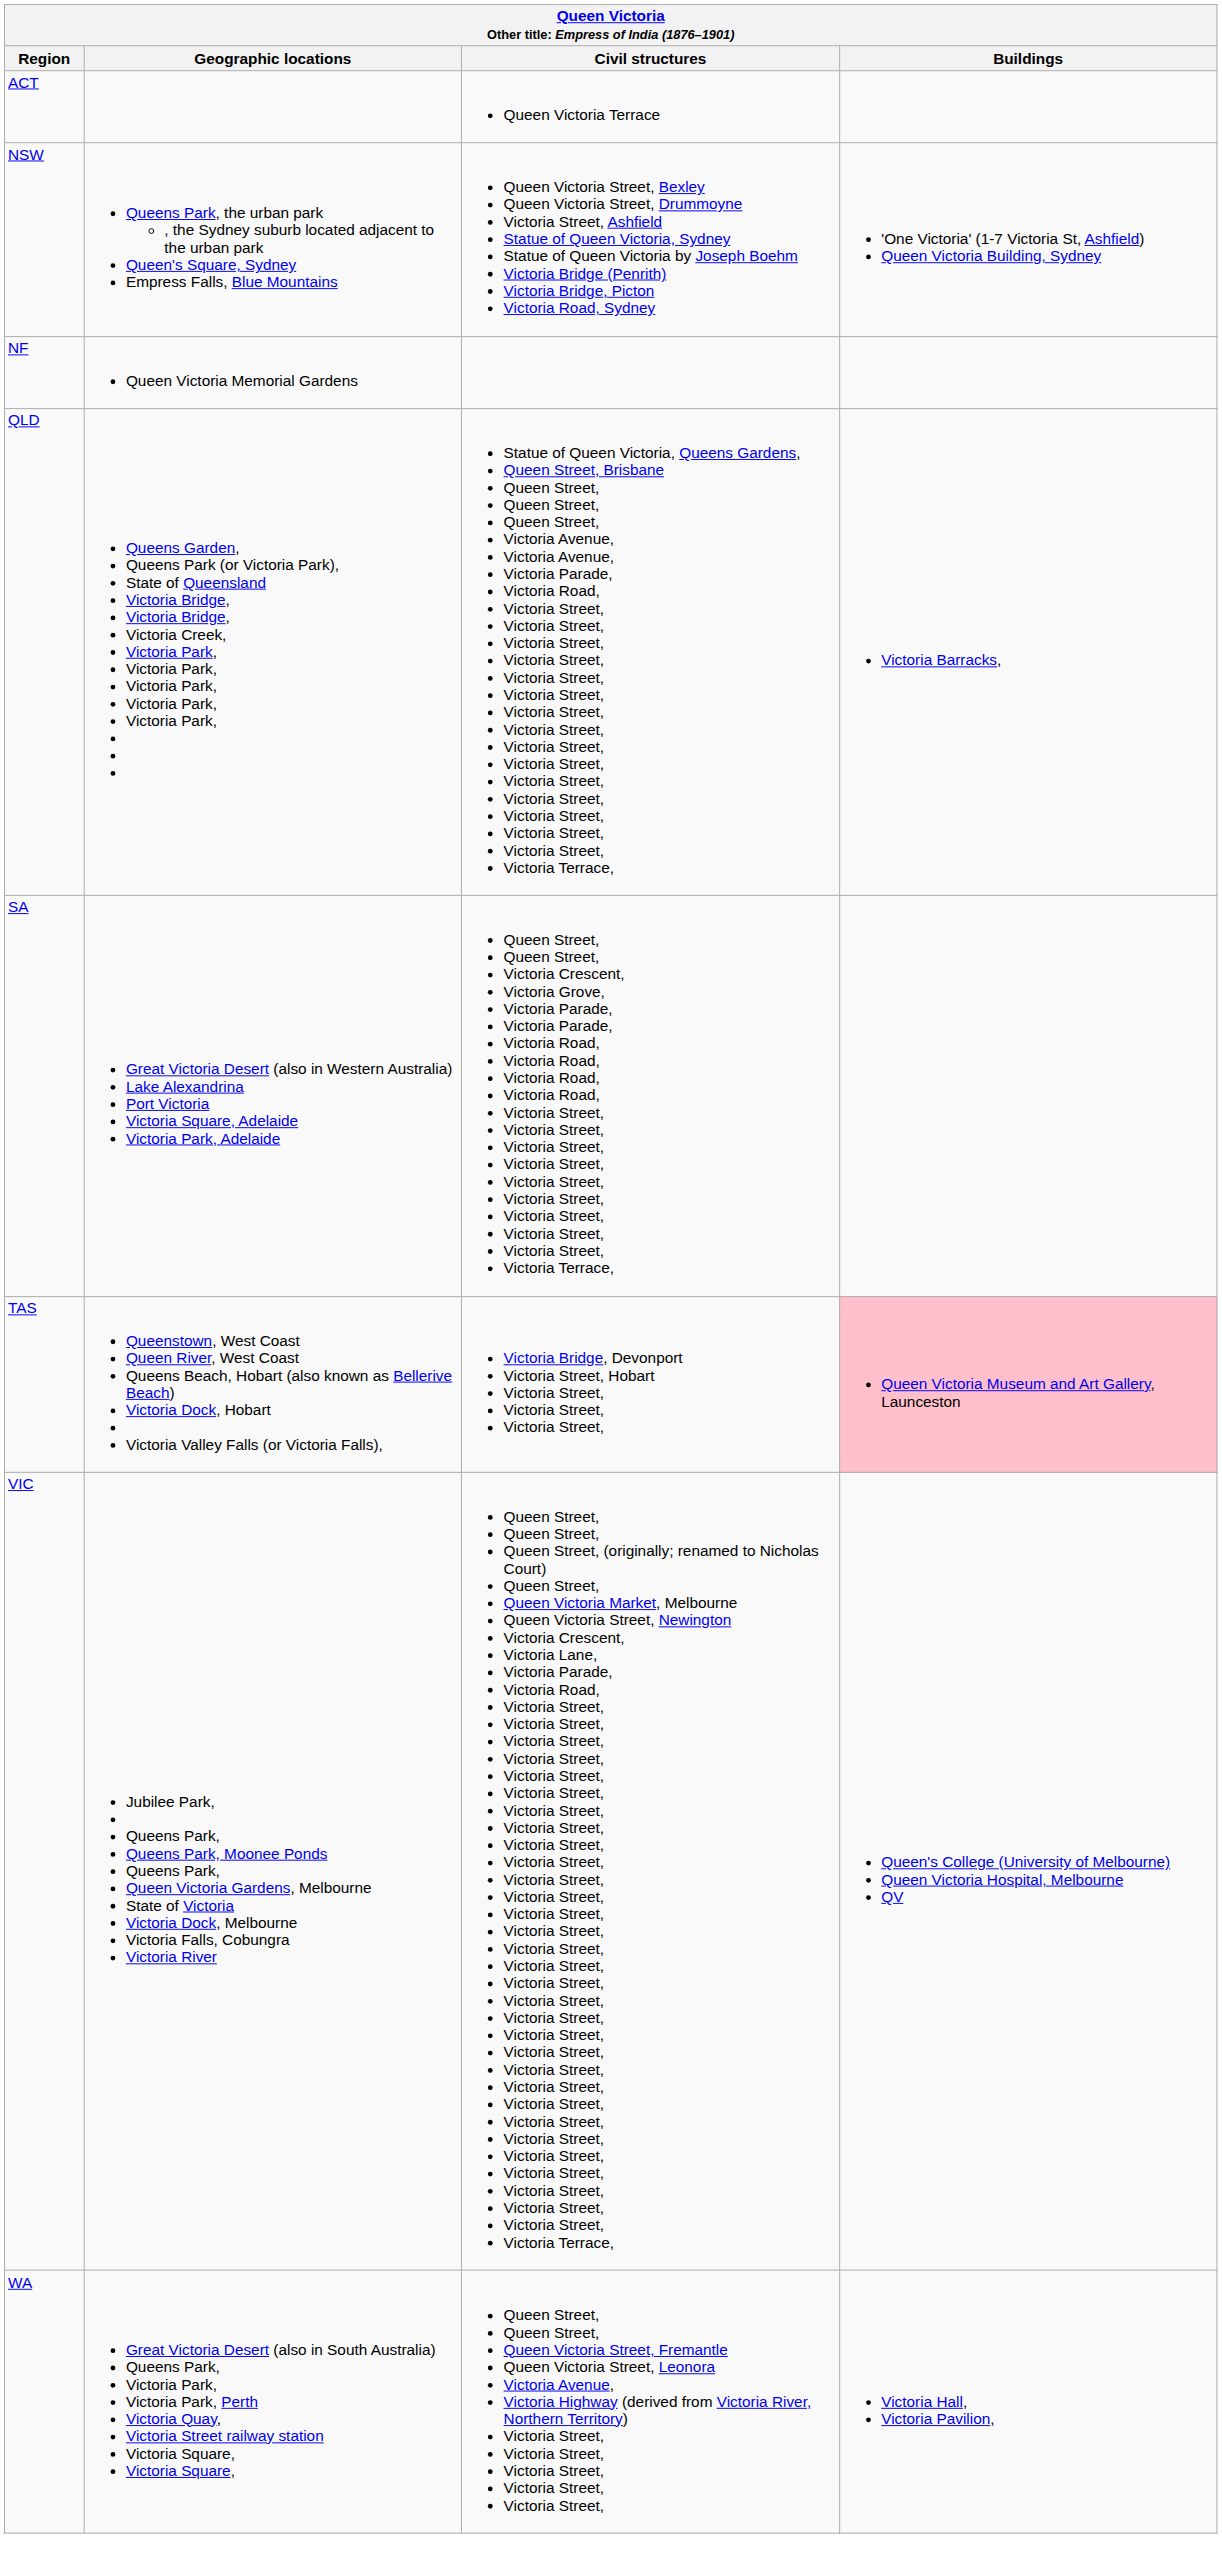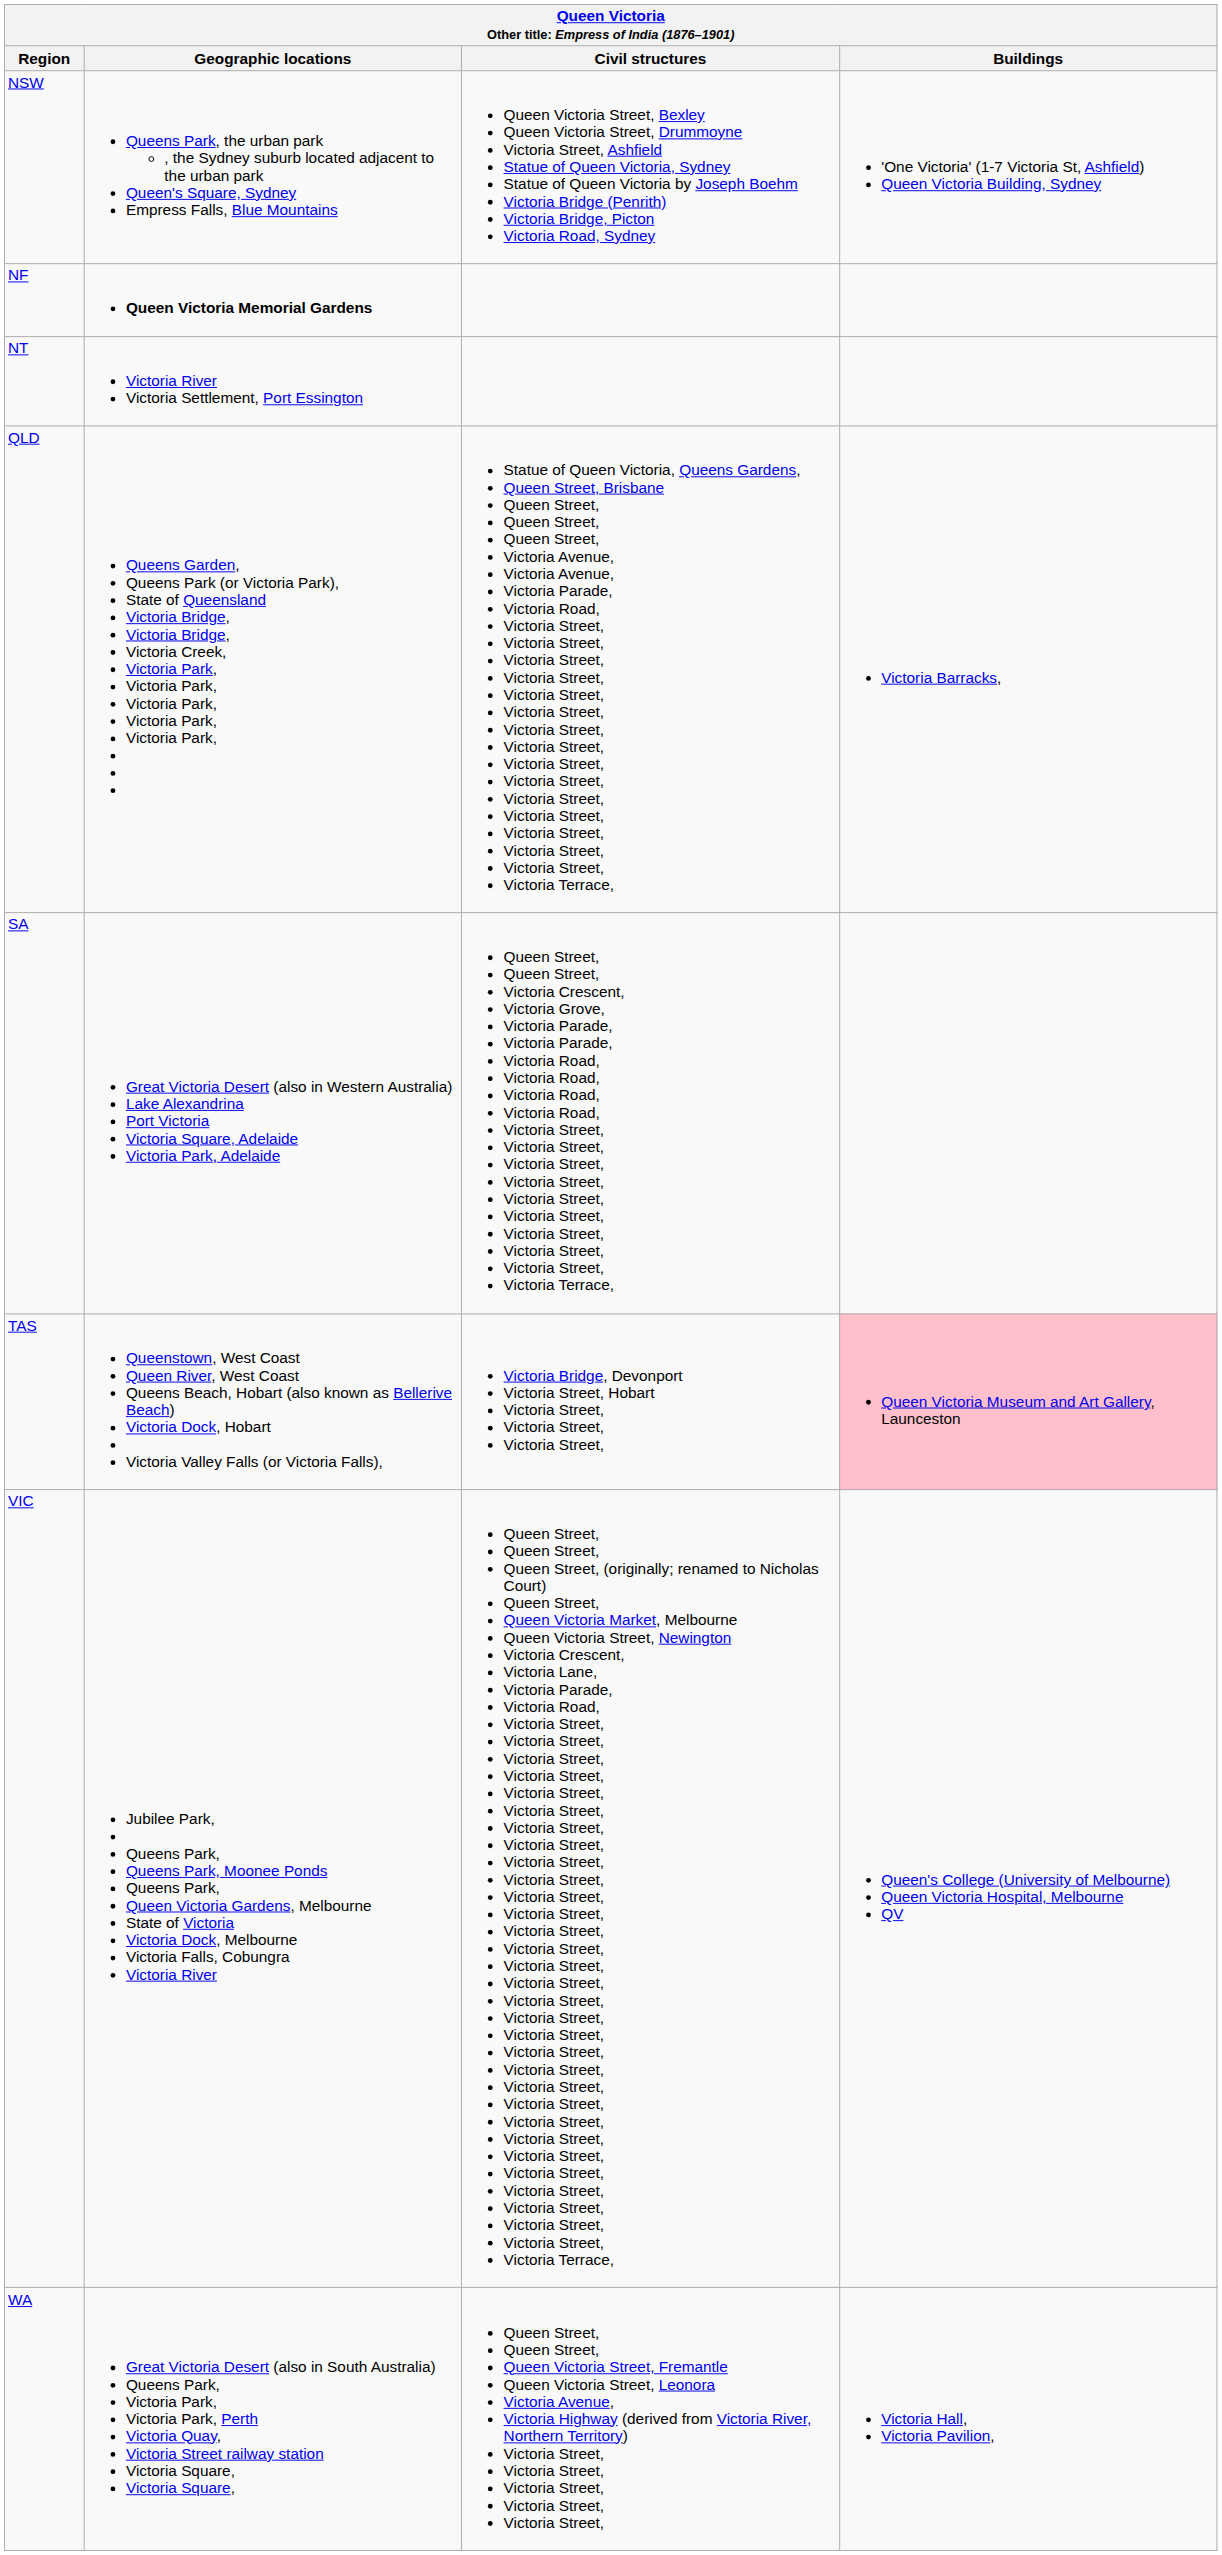- row: (23, 82)
(273, 381) normal -> (273, 309) bold
+ row: (18, 348)
